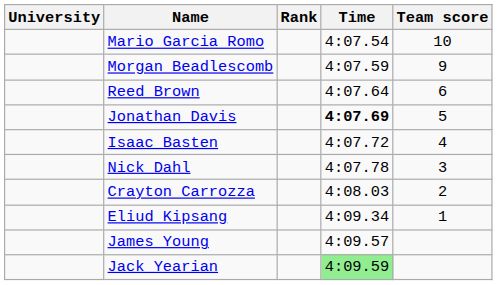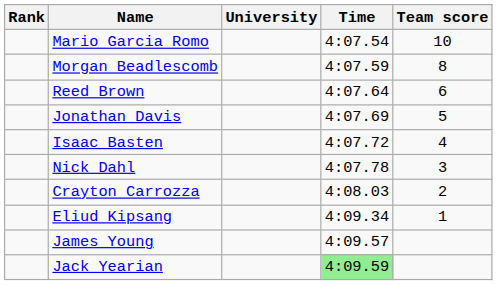columns swapped: (299, 17) <-> (54, 17)
(443, 67) 9 -> (443, 67) 8
(357, 117) bold -> (357, 117) normal
